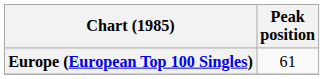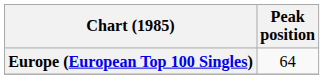(288, 61) 61 -> (288, 61) 64
